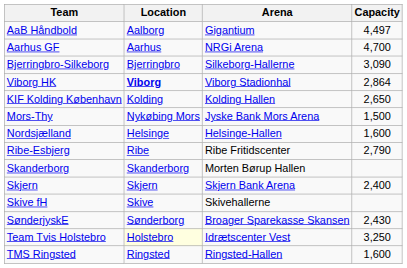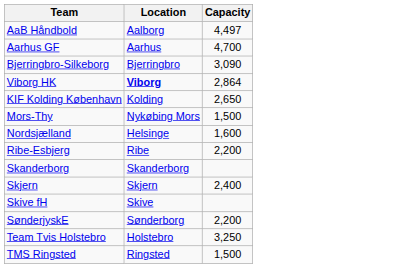- column: (277, 13)
(377, 151) 2,790 -> (228, 151) 2,200
(377, 220) 2,430 -> (228, 220) 2,200
(150, 237) lightyellow background -> (150, 237) no background
(377, 254) 1,600 -> (228, 254) 1,500
